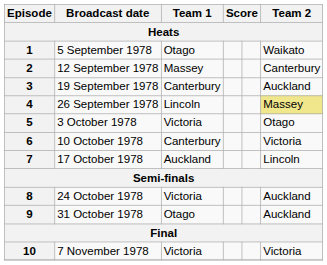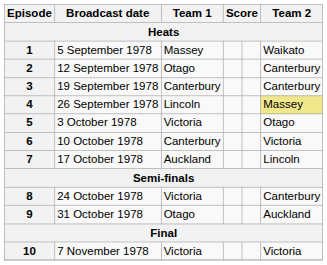(179, 50) Otago -> (183, 50) Massey
(183, 68) Massey -> (179, 68) Otago
(287, 86) Auckland -> (292, 86) Canterbury
(287, 196) Auckland -> (292, 196) Canterbury
